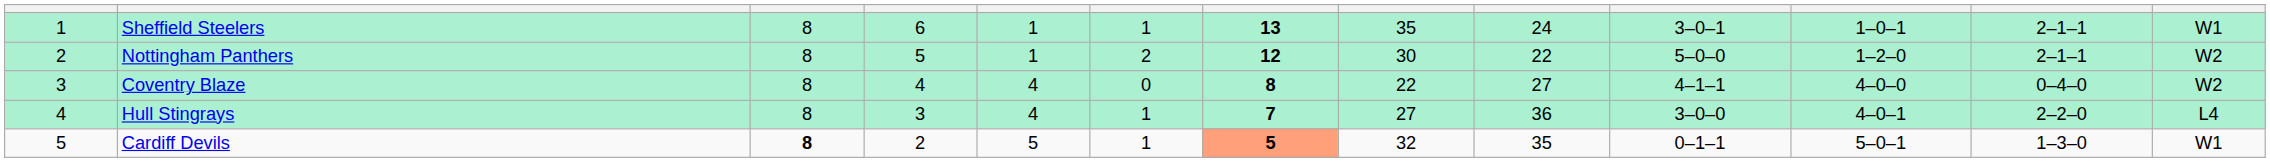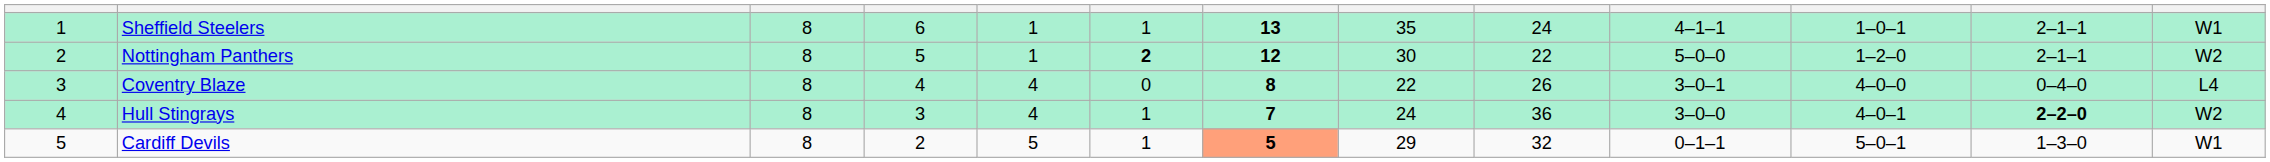(1700, 27) 3–0–1 -> (1700, 27) 4–1–1
(1146, 56) normal -> (1146, 56) bold
(1542, 85) 27 -> (1542, 85) 26
(1700, 85) 4–1–1 -> (1700, 85) 3–0–1
(2209, 85) W2 -> (2209, 85) L4
(1406, 114) 27 -> (1406, 114) 24
(2062, 114) normal -> (2062, 114) bold
(2209, 114) L4 -> (2209, 114) W2
(807, 143) bold -> (807, 143) normal
(1406, 143) 32 -> (1406, 143) 29
(1542, 143) 35 -> (1542, 143) 32
